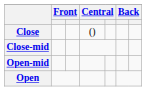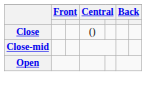- row: (28, 63)
